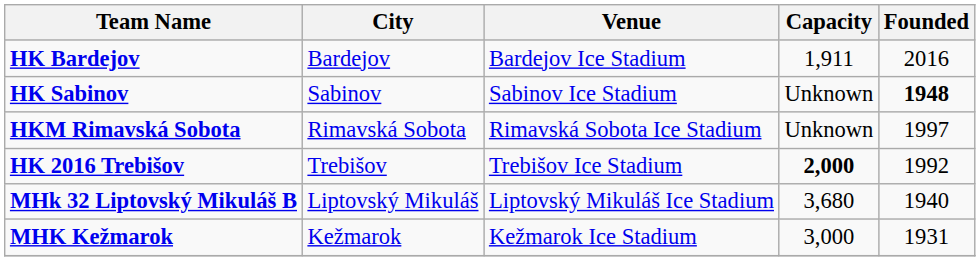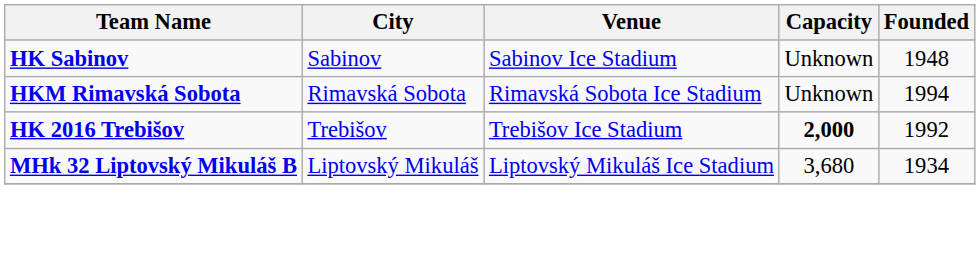- row: (75, 58)
(926, 93) bold -> (926, 58) normal
(926, 129) 1997 -> (926, 93) 1994
(926, 201) 1940 -> (926, 165) 1934
- row: (91, 237)
